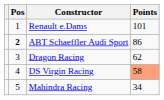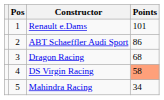(18, 41) bold -> (18, 41) normal
(137, 56) 62 -> (137, 56) 68
